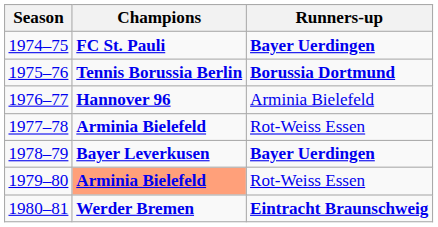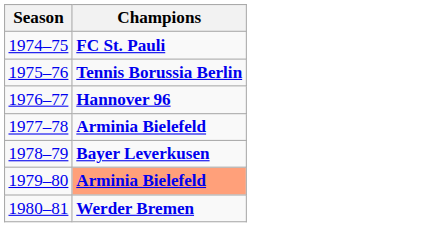- column: (339, 18)
